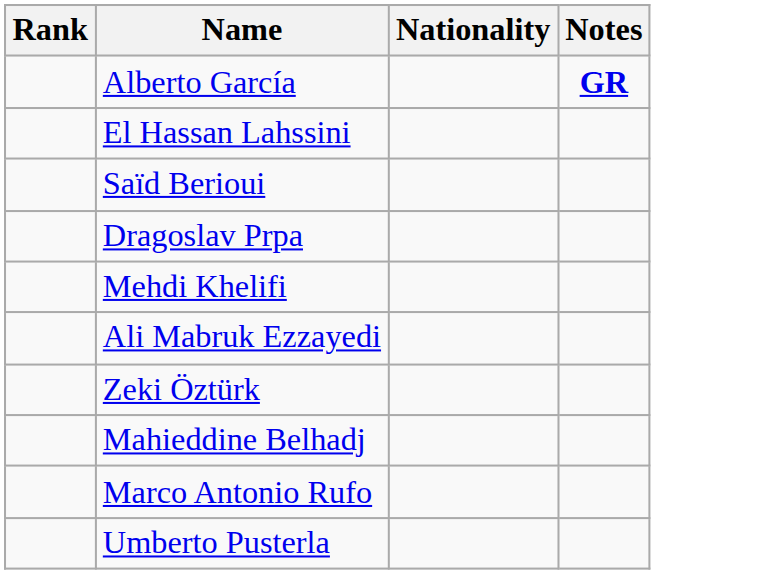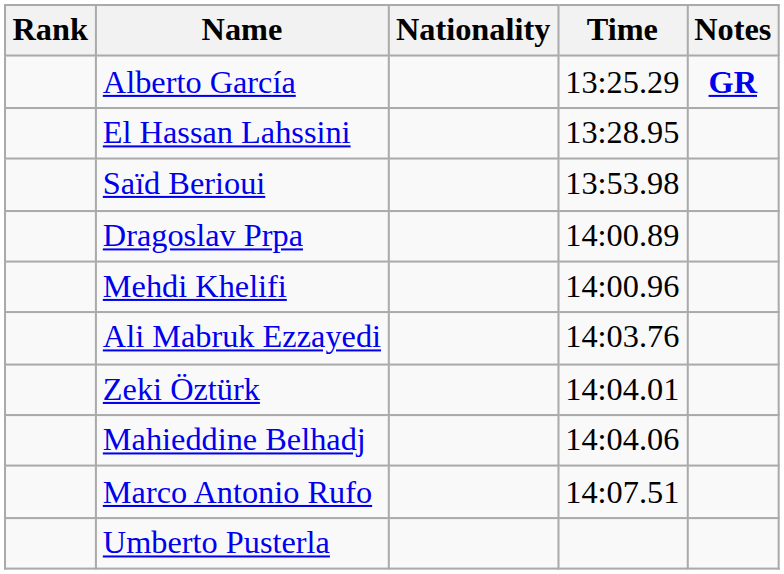+ column: (622, 30)
